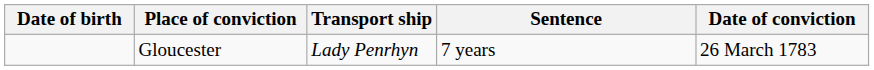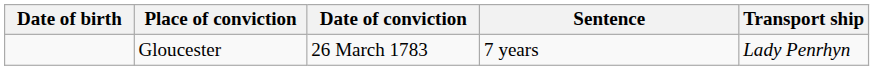columns swapped: (782, 19) <-> (372, 19)
